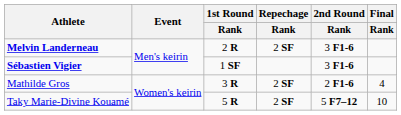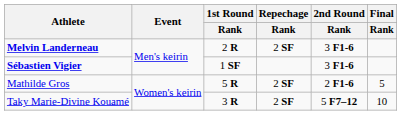(230, 84) 3 R -> (230, 84) 5 R
(382, 84) 4 -> (382, 84) 5
(230, 101) 5 R -> (230, 101) 3 R
